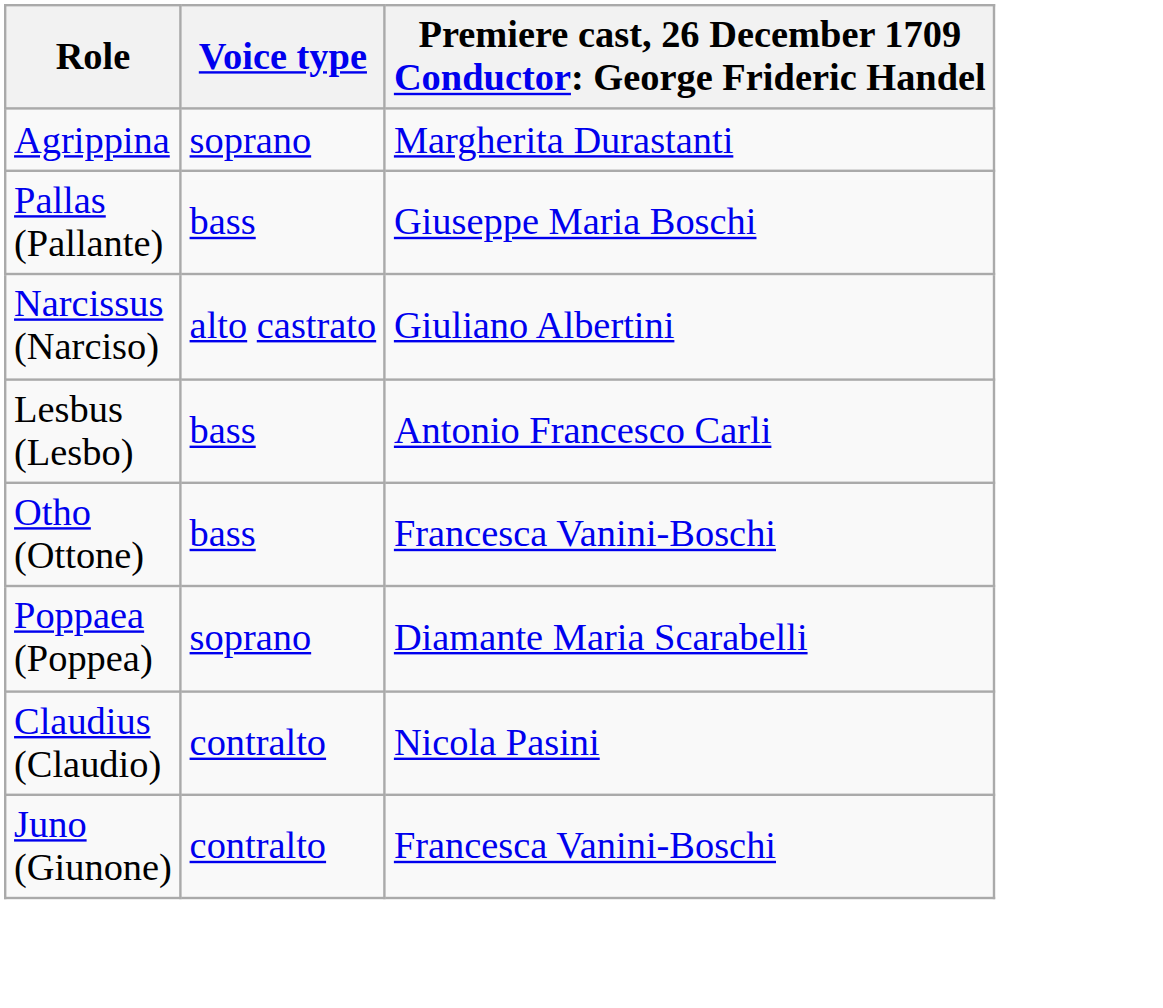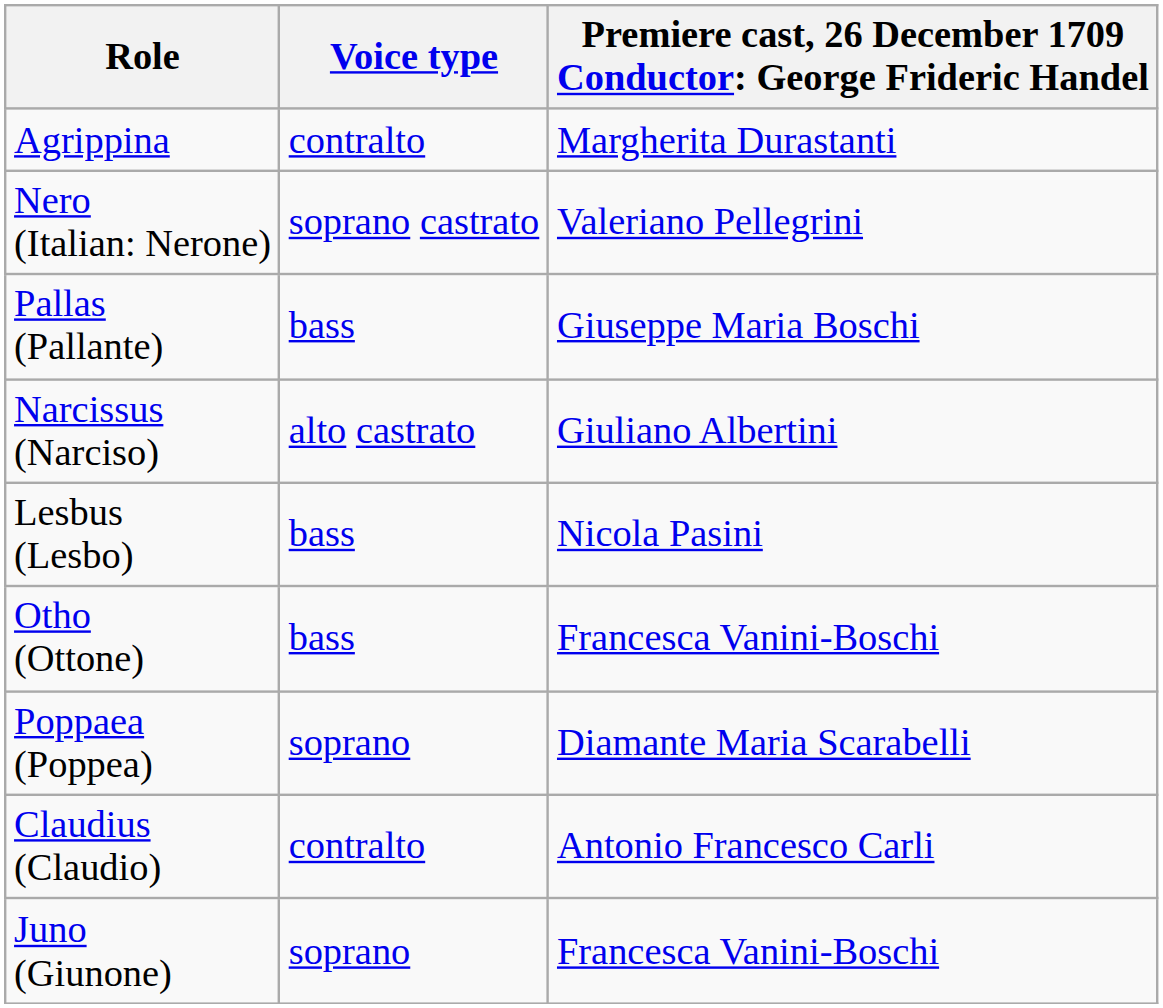(250, 139) soprano -> (357, 139) contralto
+ row: (143, 221)
(583, 429) Antonio Francesco Carli -> (660, 533) Nicola Pasini
(497, 742) Nicola Pasini -> (746, 846) Antonio Francesco Carli
(258, 846) contralto -> (349, 950) soprano
